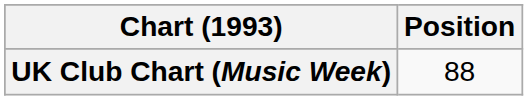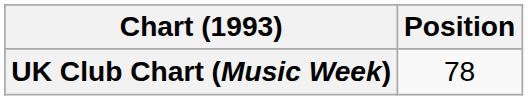(460, 71) 88 -> (460, 71) 78
